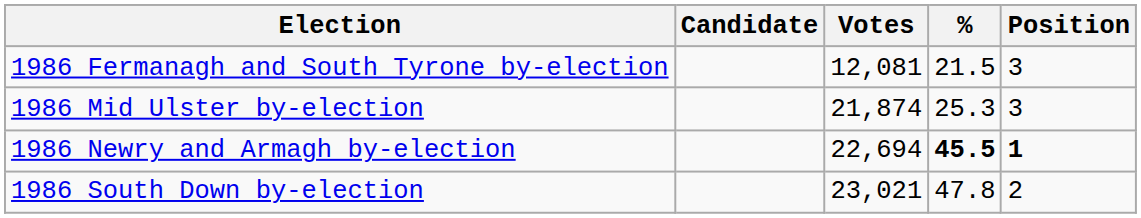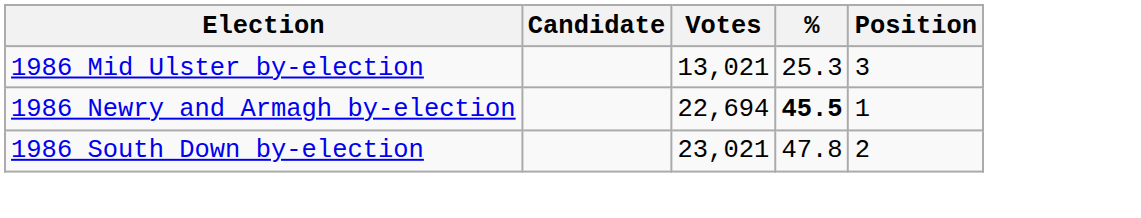- row: (340, 67)
(876, 109) 21,874 -> (723, 67) 13,021
(1015, 150) bold -> (862, 109) normal
